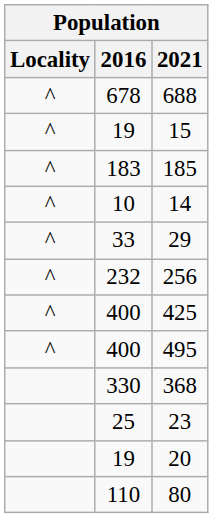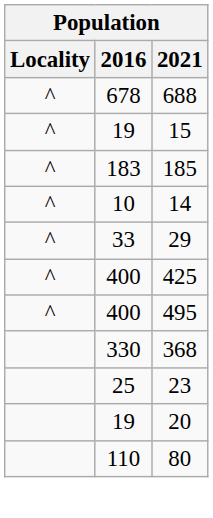- row: (180, 276)
